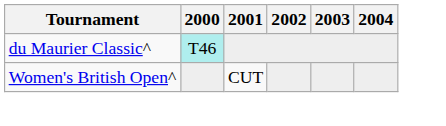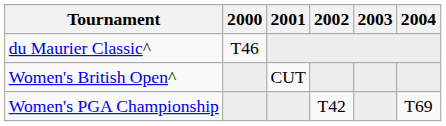(202, 48) paleturquoise background -> (245, 48) no background
+ row: (114, 106)
